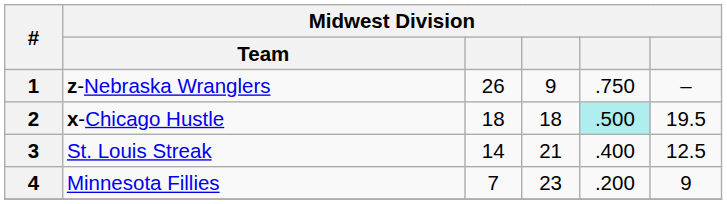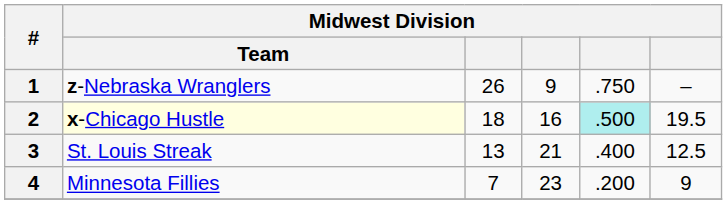(146, 119) no background -> (146, 119) lightyellow background
(551, 119) 18 -> (551, 119) 16
(493, 151) 14 -> (493, 151) 13
